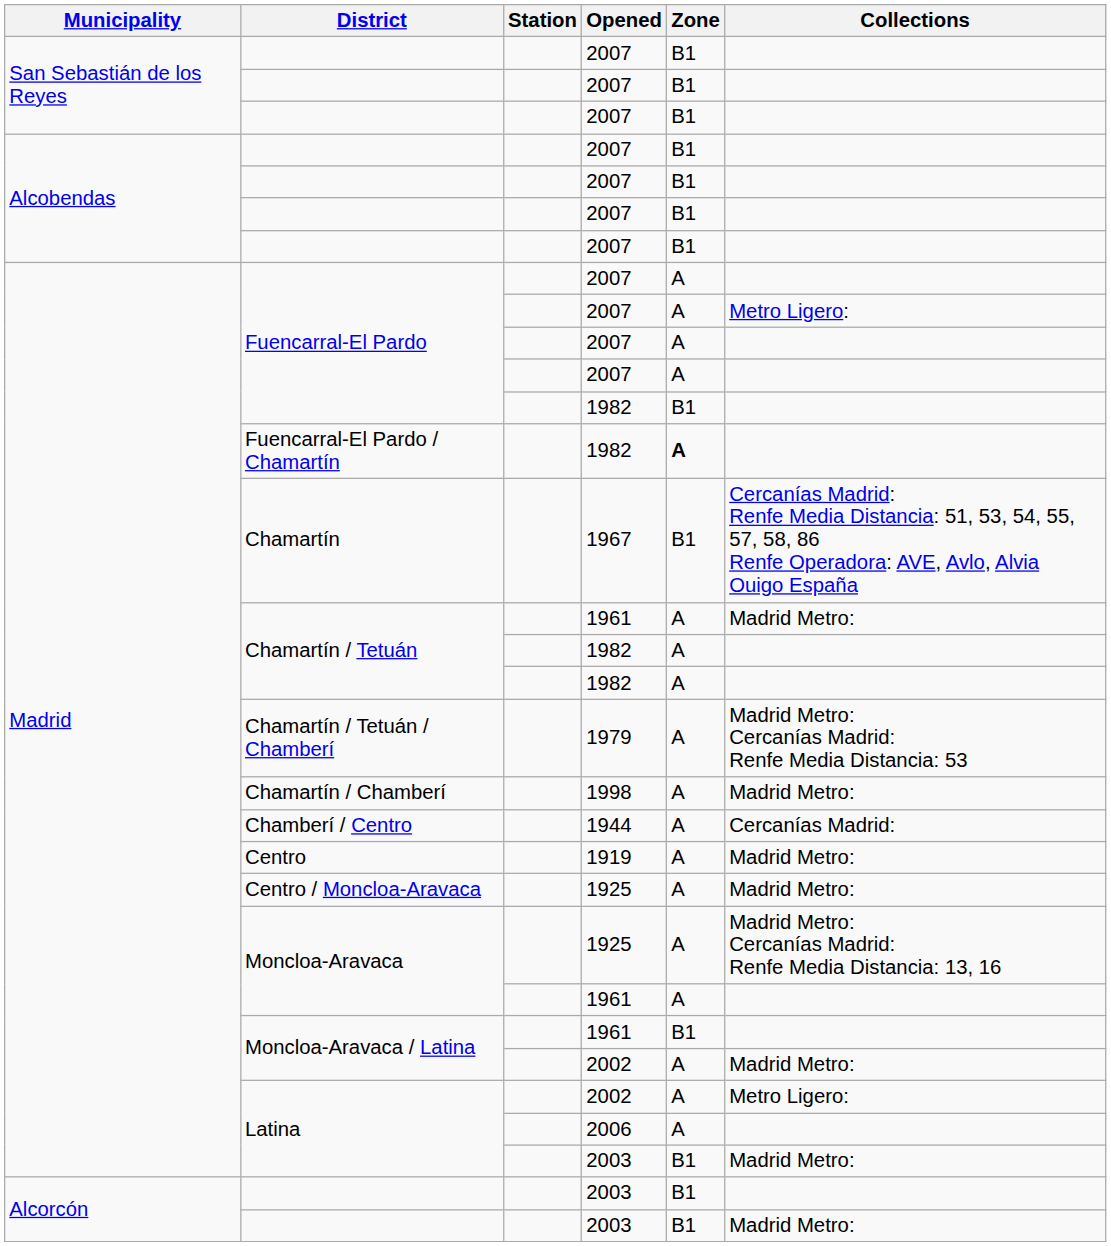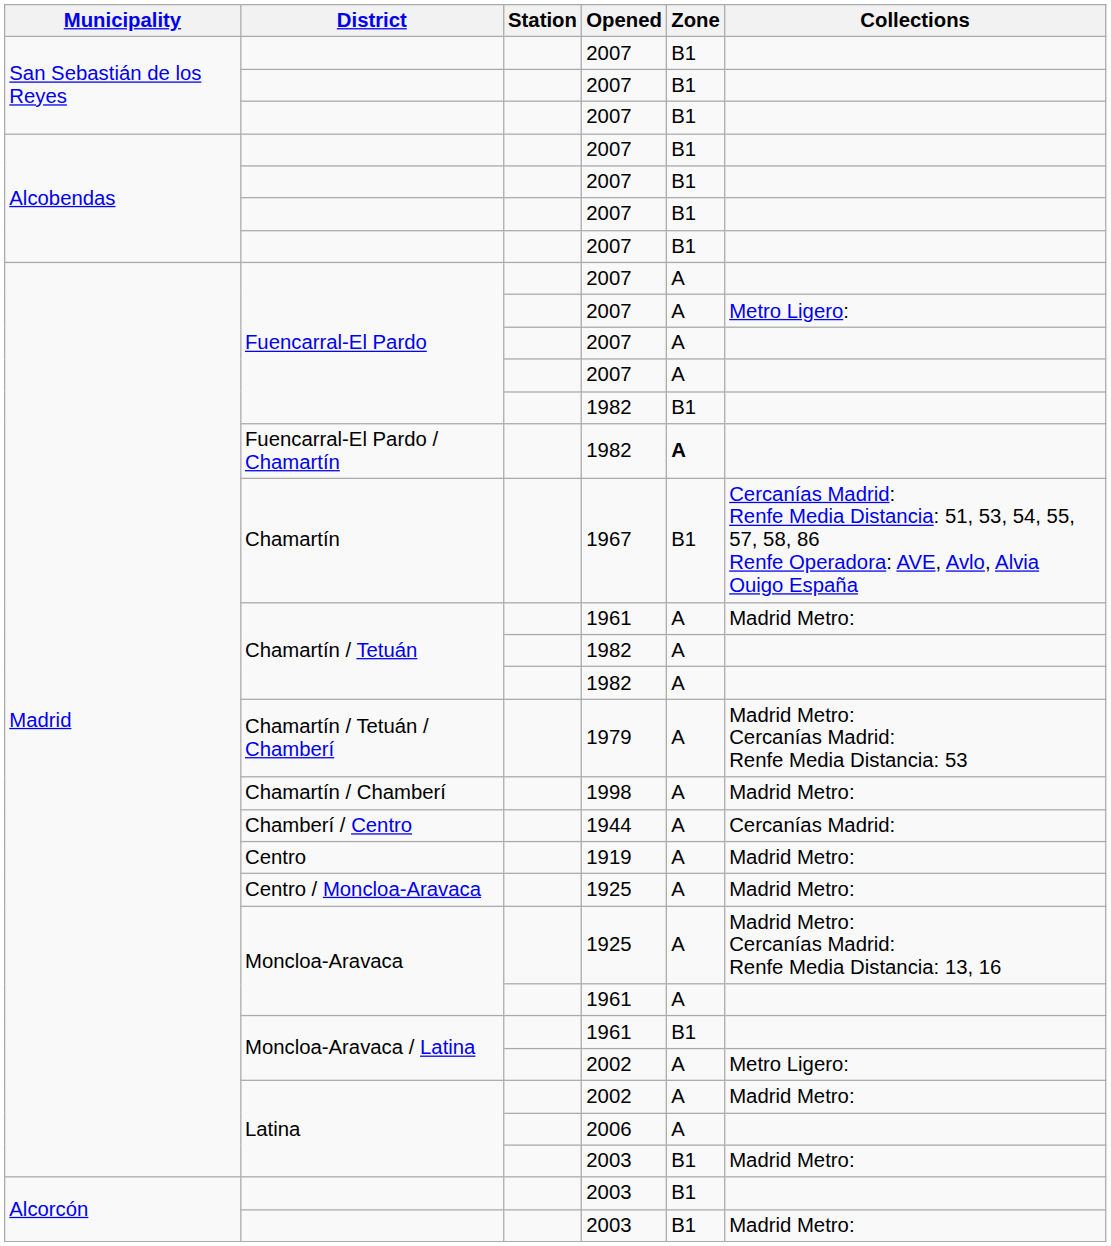(792, 1064) Madrid Metro: -> (789, 1064) Metro Ligero:
(789, 1096) Metro Ligero: -> (792, 1096) Madrid Metro:
